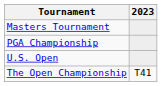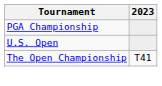- row: (58, 28)
